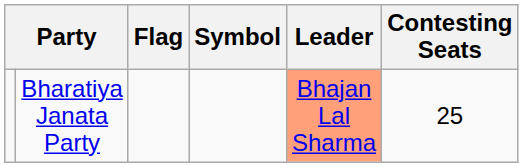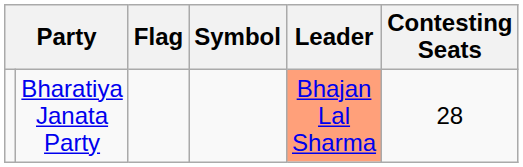(450, 115) 25 -> (450, 115) 28
